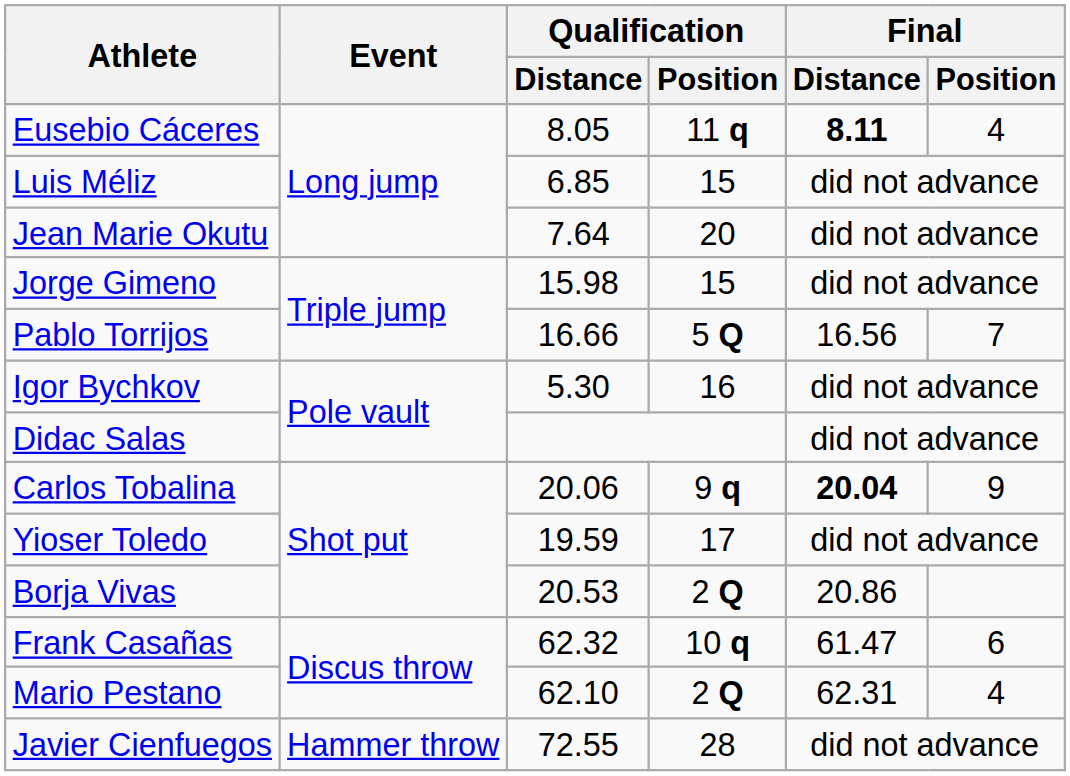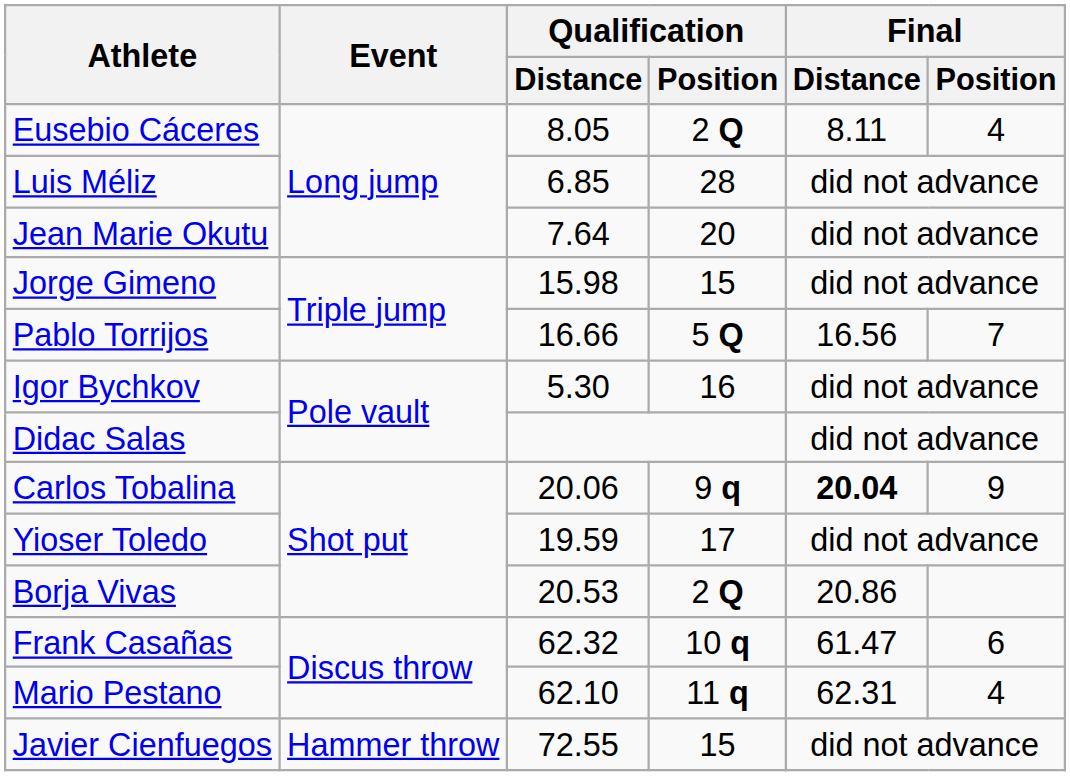(718, 131) 11 q -> (718, 131) 2 Q
(857, 131) bold -> (857, 131) normal
(718, 182) 15 -> (718, 182) 28
(718, 694) 2 Q -> (718, 694) 11 q
(718, 745) 28 -> (718, 745) 15
